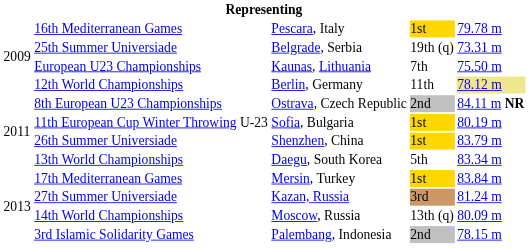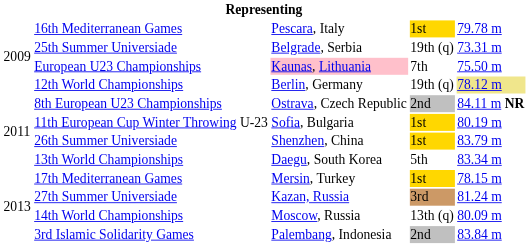(321, 66) no background -> (321, 66) pink background
(422, 85) 11th -> (432, 85) 19th (q)
(479, 178) 83.84 m -> (479, 178) 78.15 m
(479, 234) 78.15 m -> (479, 234) 83.84 m
